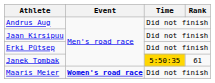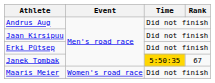(198, 60) 61 -> (198, 60) 67
(105, 72) bold -> (105, 72) normal
